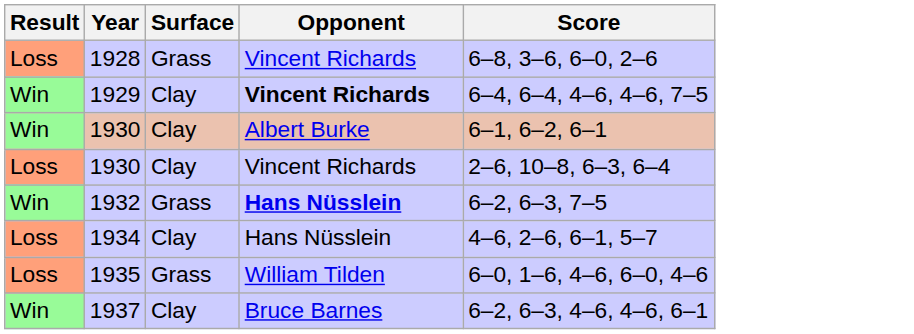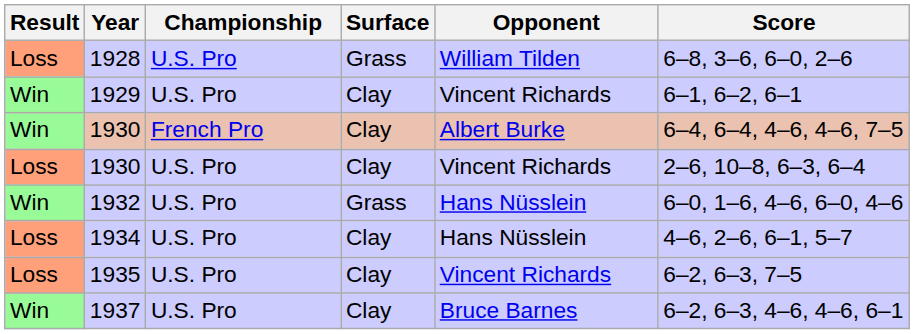+ column: (243, 22)
(330, 58) Vincent Richards -> (510, 58) William Tilden
(337, 94) bold -> (525, 94) normal
(588, 94) 6–4, 6–4, 4–6, 4–6, 7–5 -> (733, 94) 6–1, 6–2, 6–1
(538, 130) 6–1, 6–2, 6–1 -> (783, 130) 6–4, 6–4, 4–6, 4–6, 7–5
(323, 202) bold -> (513, 202) normal
(538, 202) 6–2, 6–3, 7–5 -> (783, 202) 6–0, 1–6, 4–6, 6–0, 4–6
(181, 274) Grass -> (369, 274) Clay
(315, 274) William Tilden -> (525, 274) Vincent Richards
(588, 274) 6–0, 1–6, 4–6, 6–0, 4–6 -> (733, 274) 6–2, 6–3, 7–5
